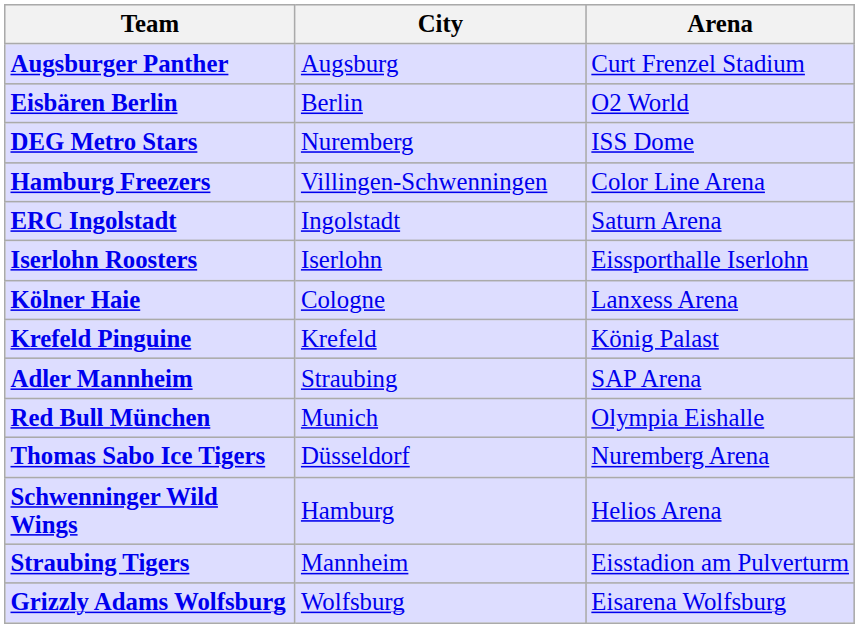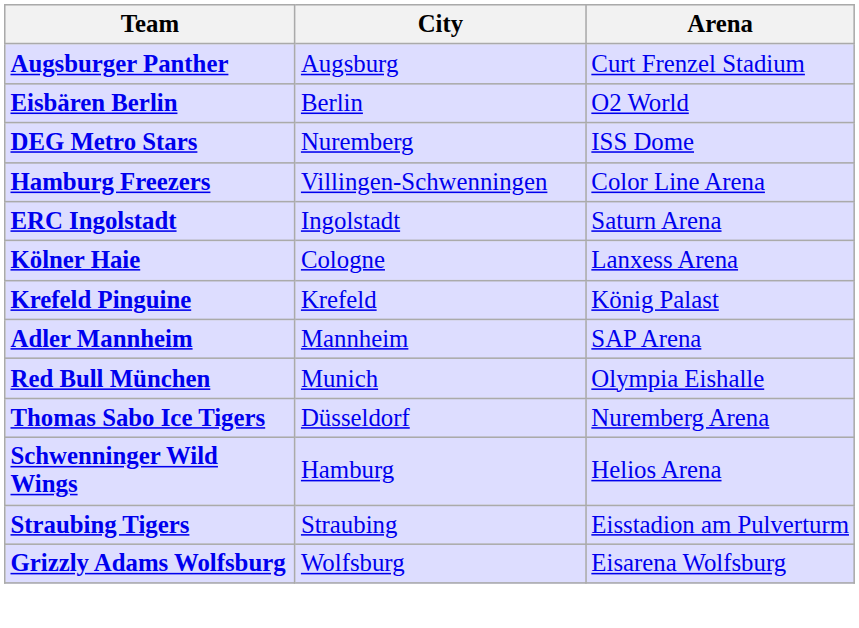- row: (104, 260)
(349, 378) Straubing -> (355, 338) Mannheim
(355, 563) Mannheim -> (349, 524) Straubing
